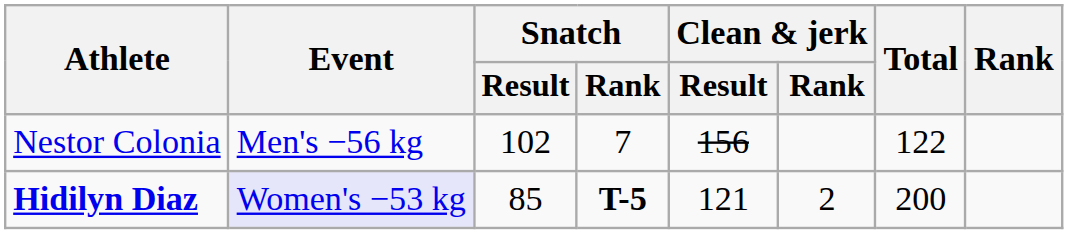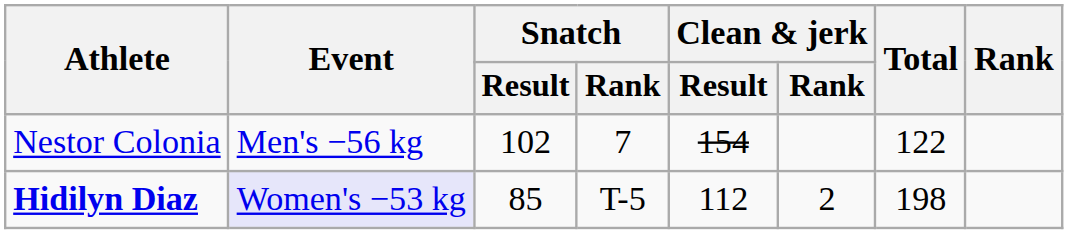(723, 142) 156 -> (723, 142) 154
(623, 198) bold -> (623, 198) normal
(723, 198) 121 -> (723, 198) 112
(921, 198) 200 -> (921, 198) 198
